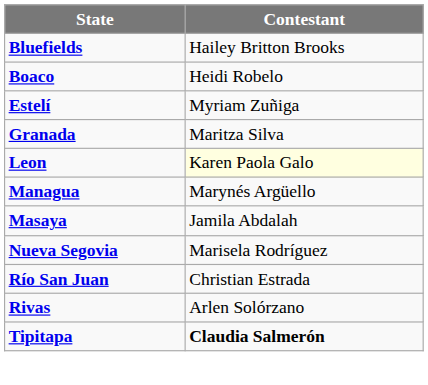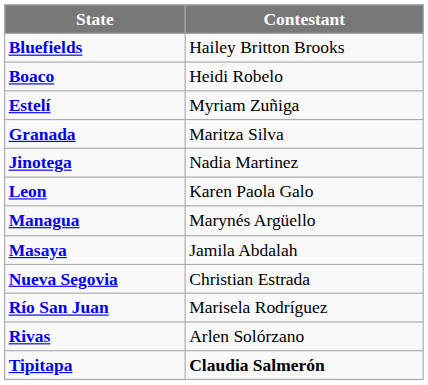+ row: (40, 163)
(251, 163) lightyellow background -> (251, 192) no background
(258, 249) Marisela Rodríguez -> (250, 278) Christian Estrada
(250, 278) Christian Estrada -> (258, 307) Marisela Rodríguez
